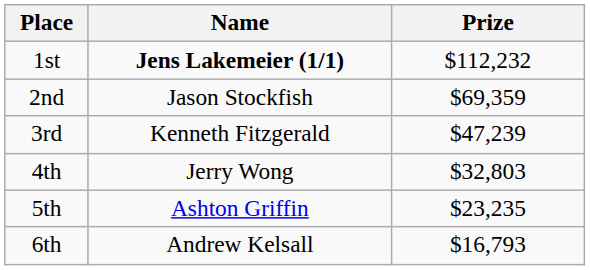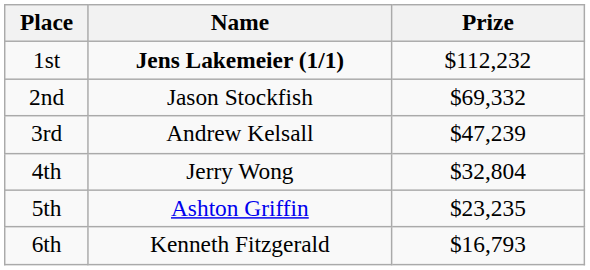(488, 97) $69,359 -> (488, 97) $69,332
(240, 134) Kenneth Fitzgerald -> (240, 134) Andrew Kelsall
(488, 171) $32,803 -> (488, 171) $32,804
(240, 245) Andrew Kelsall -> (240, 245) Kenneth Fitzgerald
